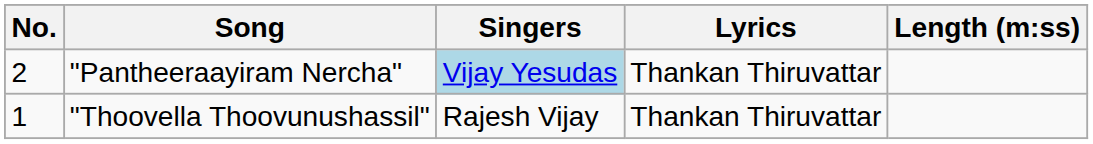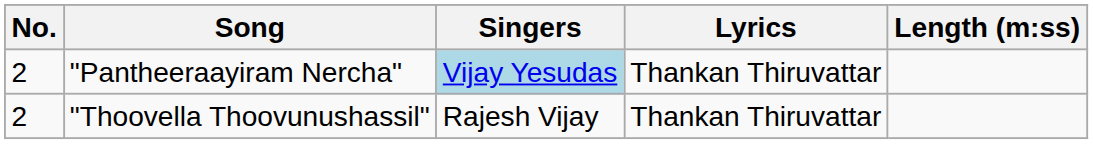(19, 116) 1 -> (19, 116) 2
